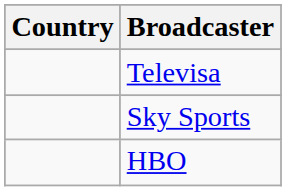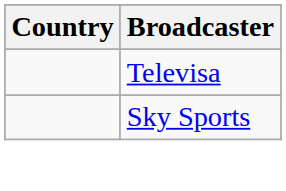- row: (157, 161)
